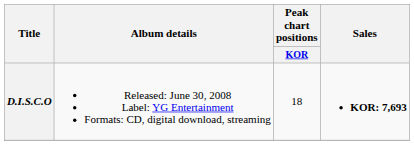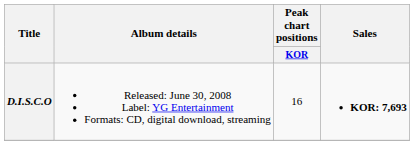(297, 101) 18 -> (297, 101) 16
